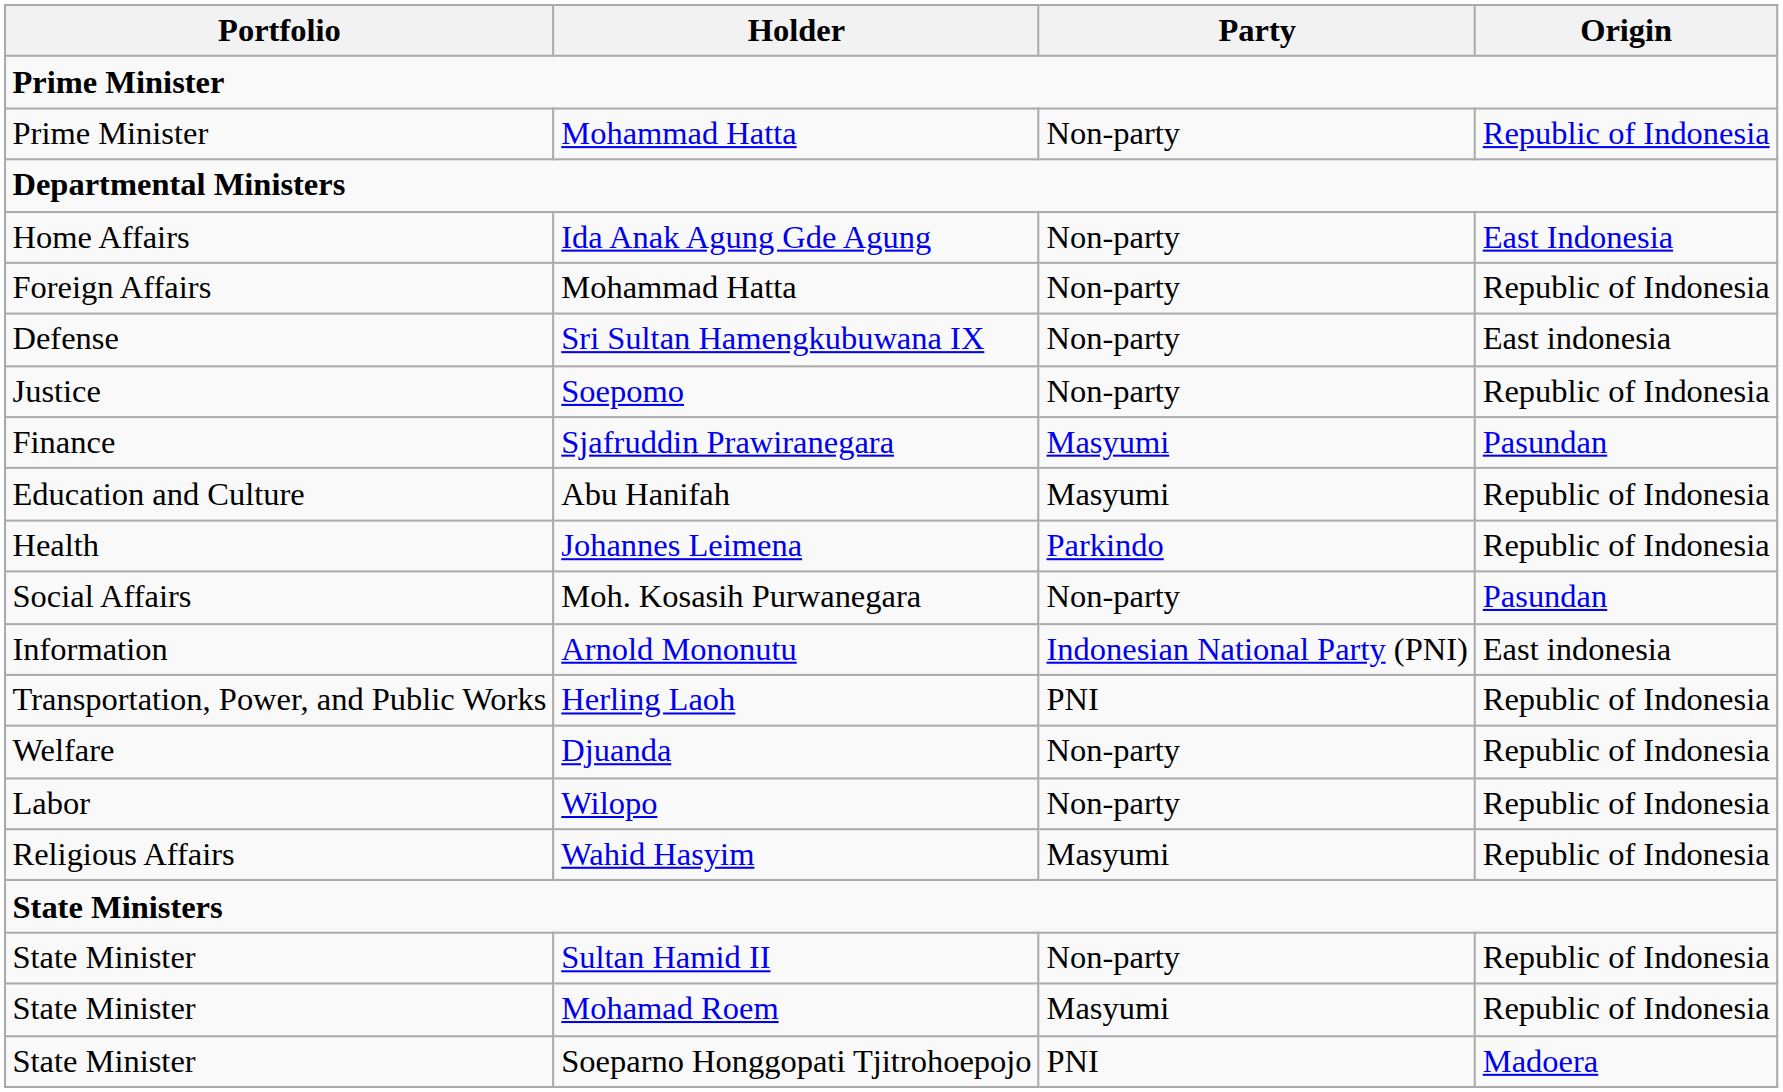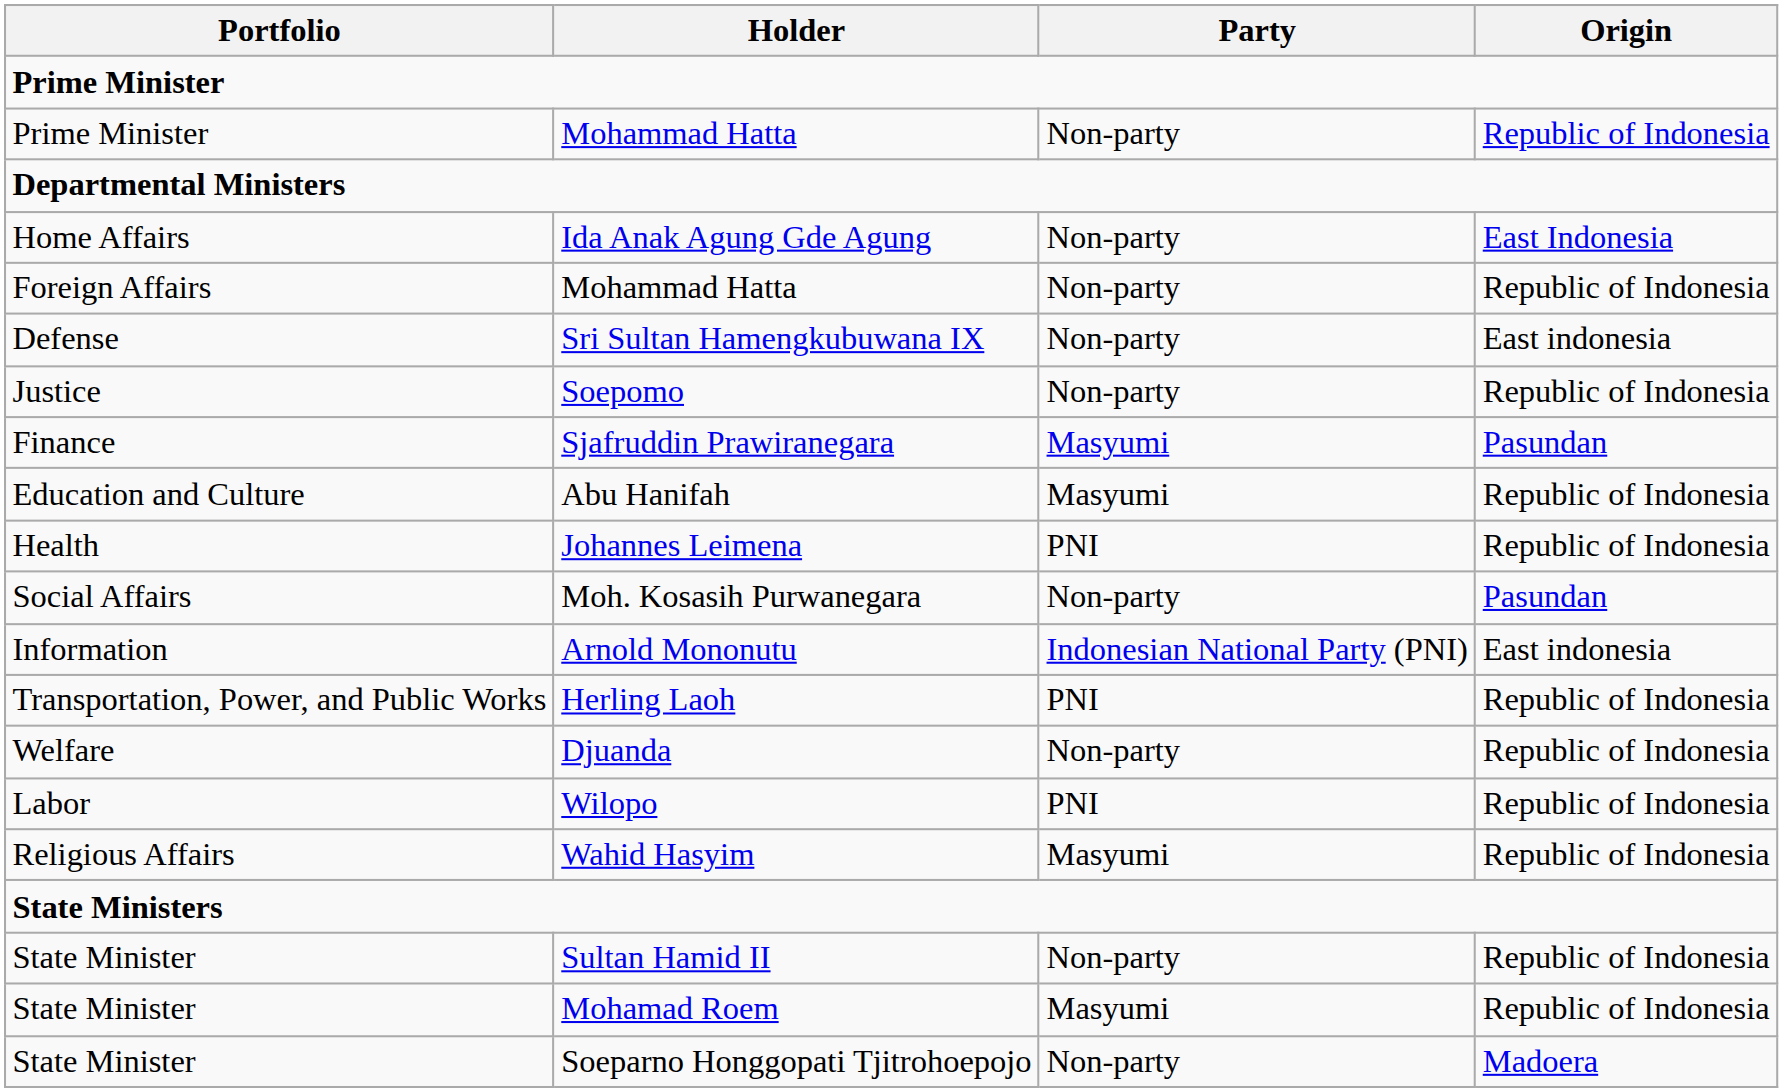(1105, 545) Parkindo -> (1073, 545) PNI
(1113, 802) Non-party -> (1073, 802) PNI
(1073, 1060) PNI -> (1113, 1060) Non-party
